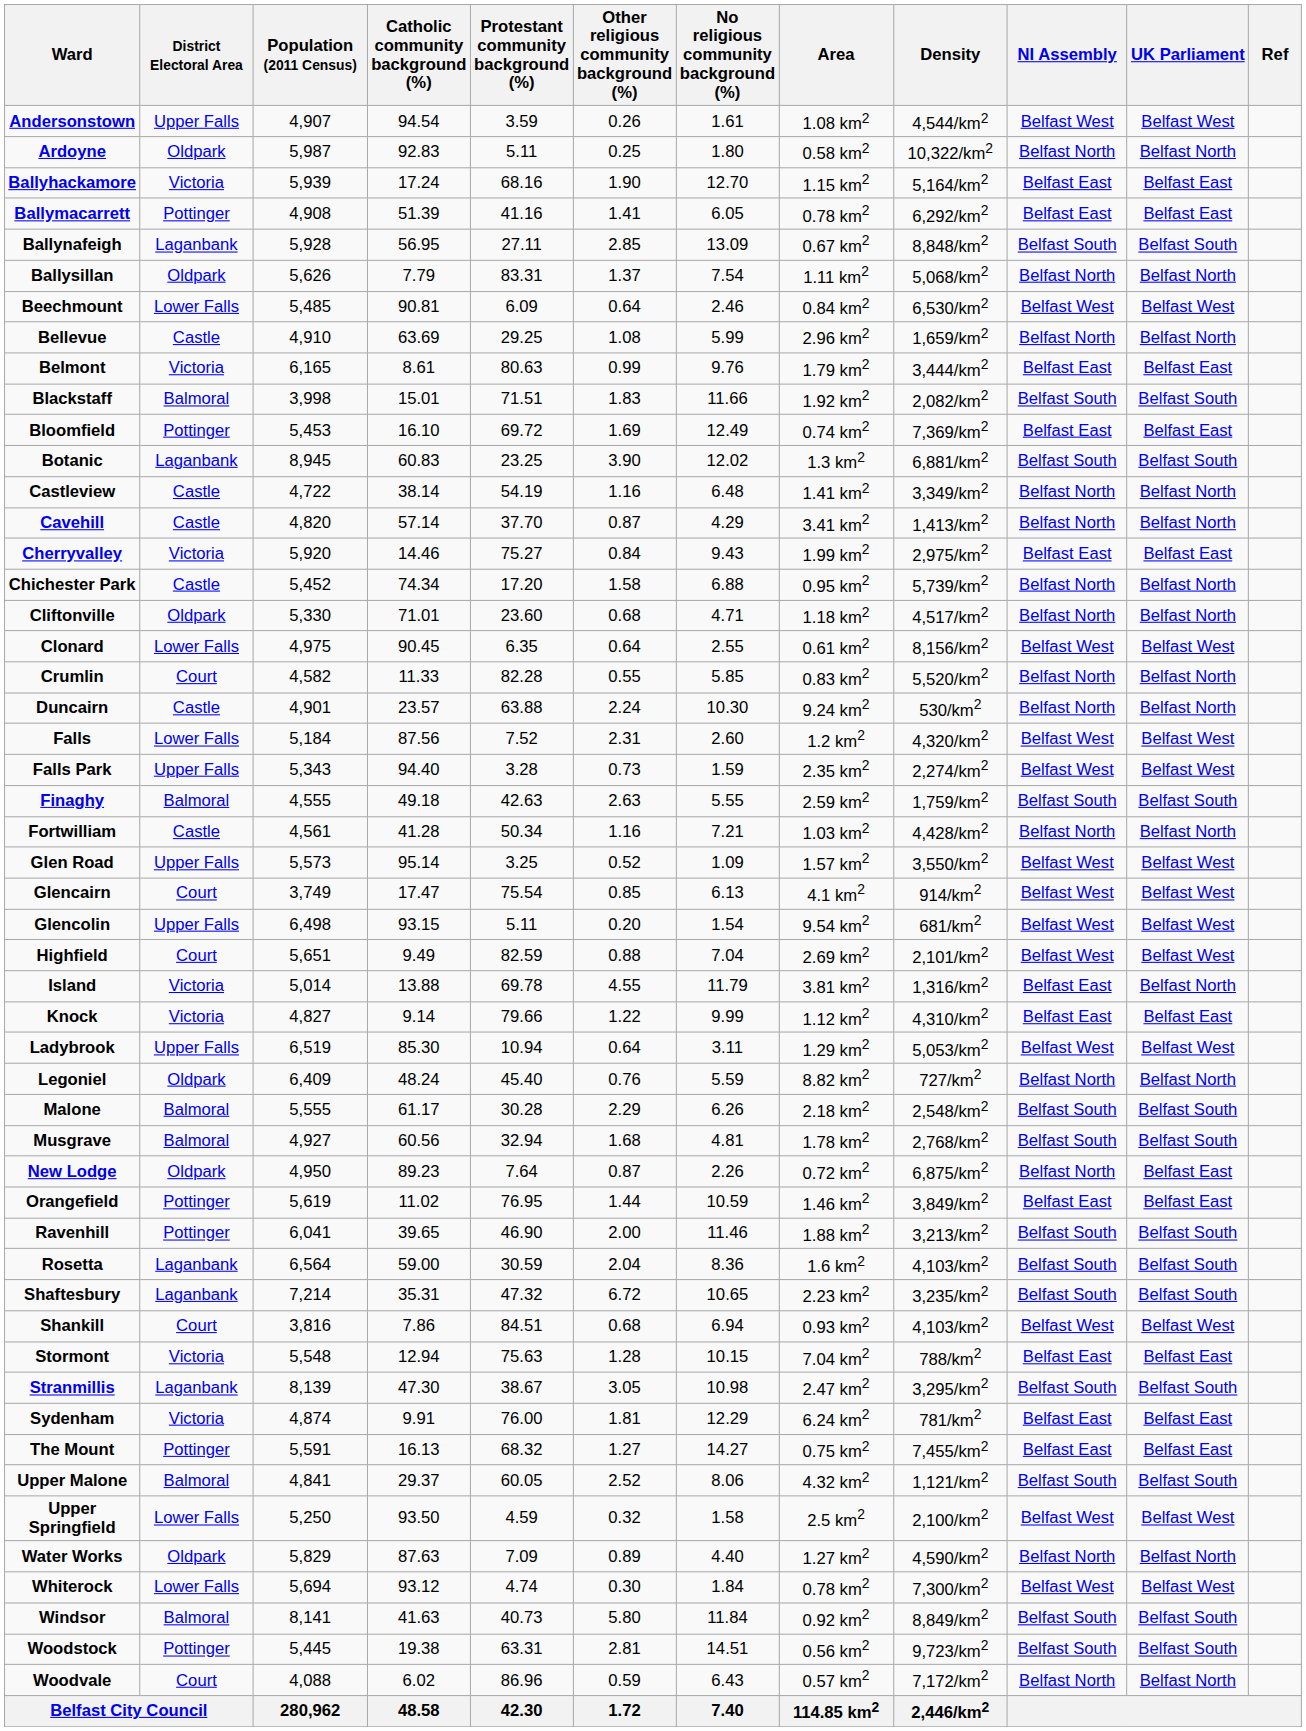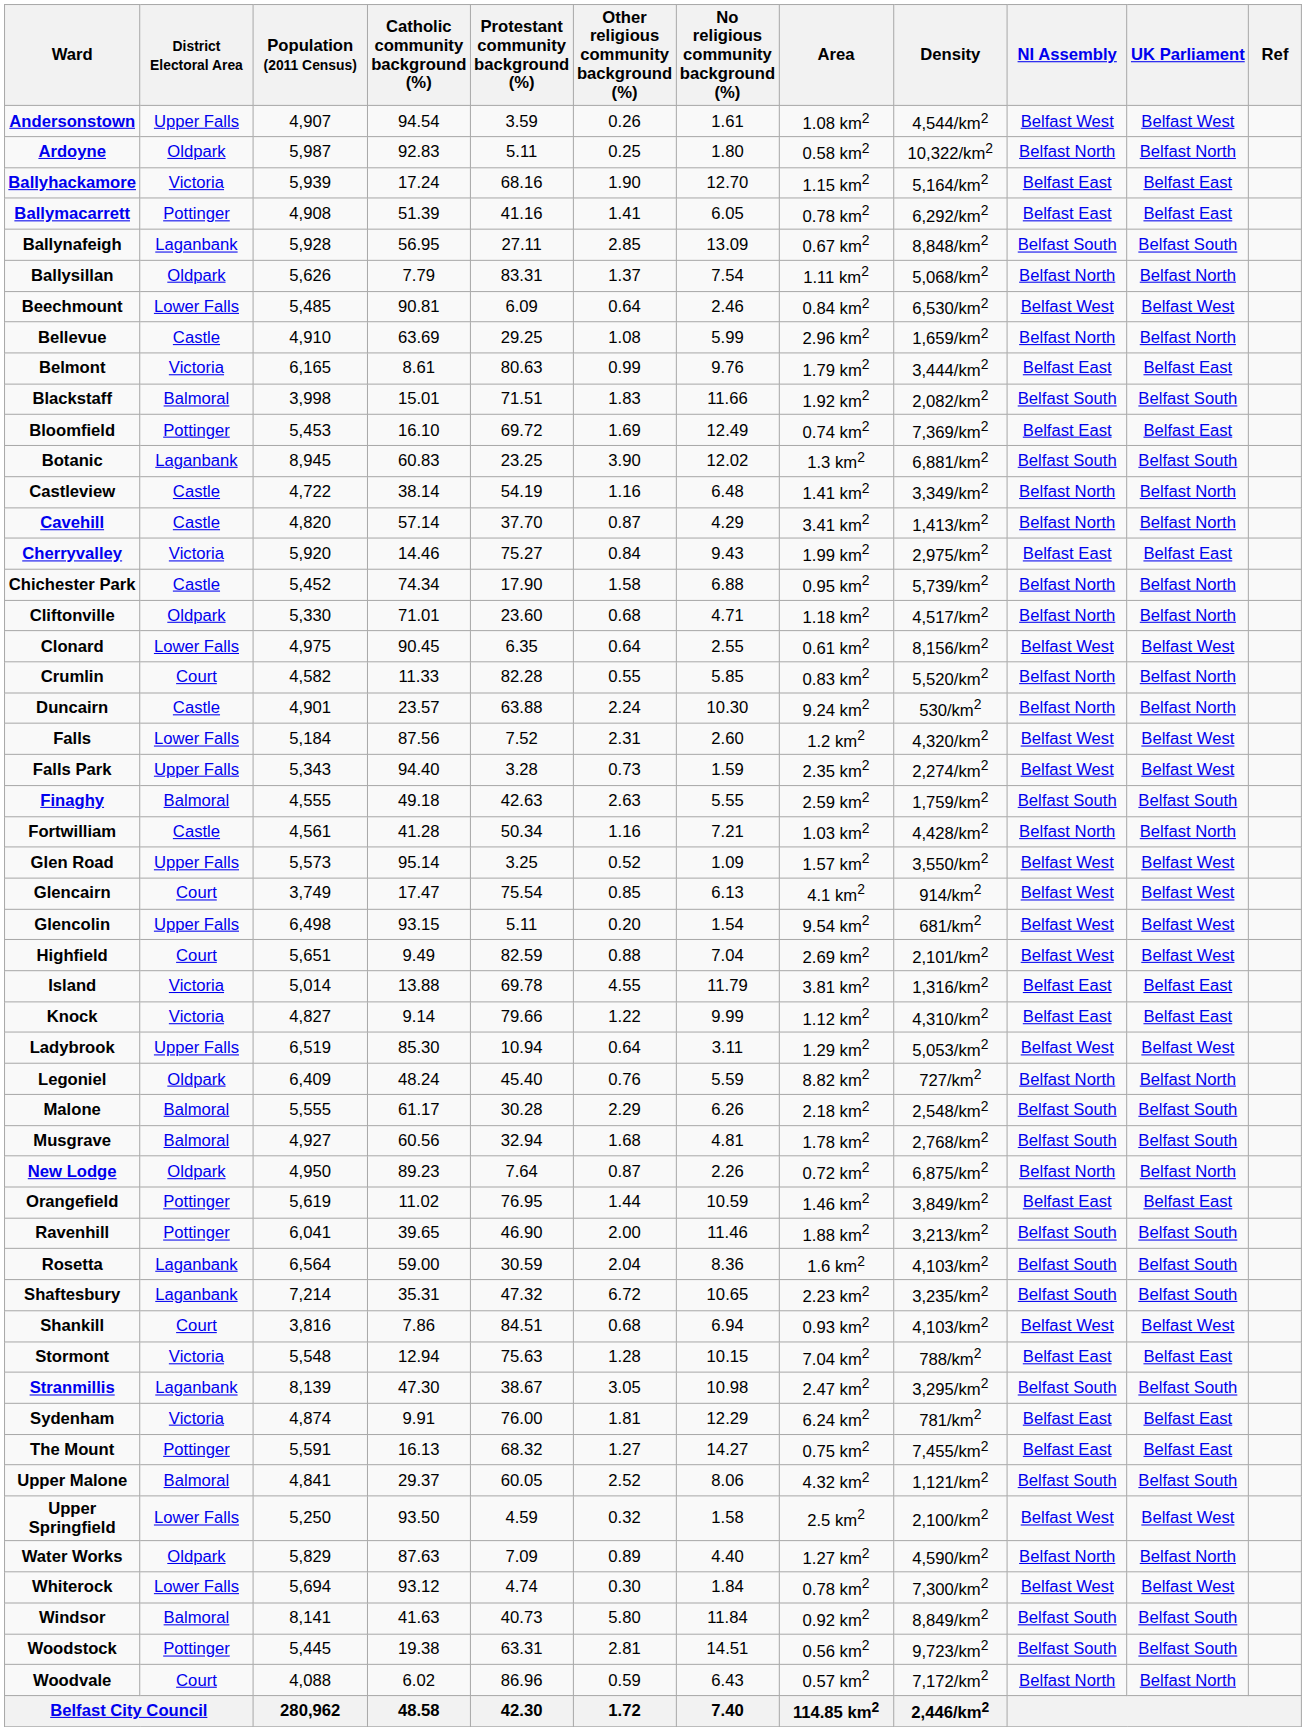(522, 584) 17.20 -> (522, 584) 17.90
(1188, 986) Belfast North -> (1188, 986) Belfast East
(1188, 1171) Belfast East -> (1188, 1171) Belfast North
